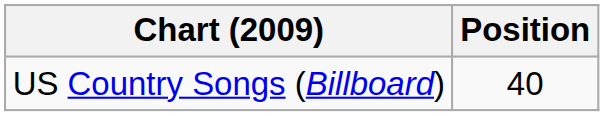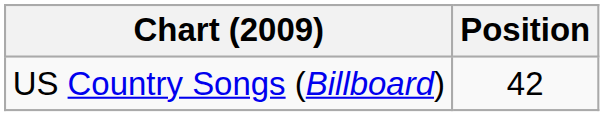(525, 82) 40 -> (525, 82) 42
